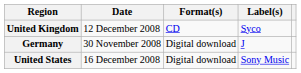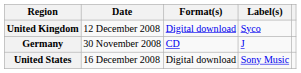(173, 28) CD -> (201, 28) Digital download
(201, 44) Digital download -> (173, 44) CD
